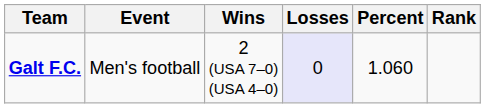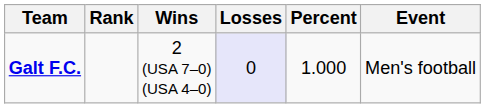columns swapped: (145, 18) <-> (454, 18)
(390, 67) 1.060 -> (324, 67) 1.000
